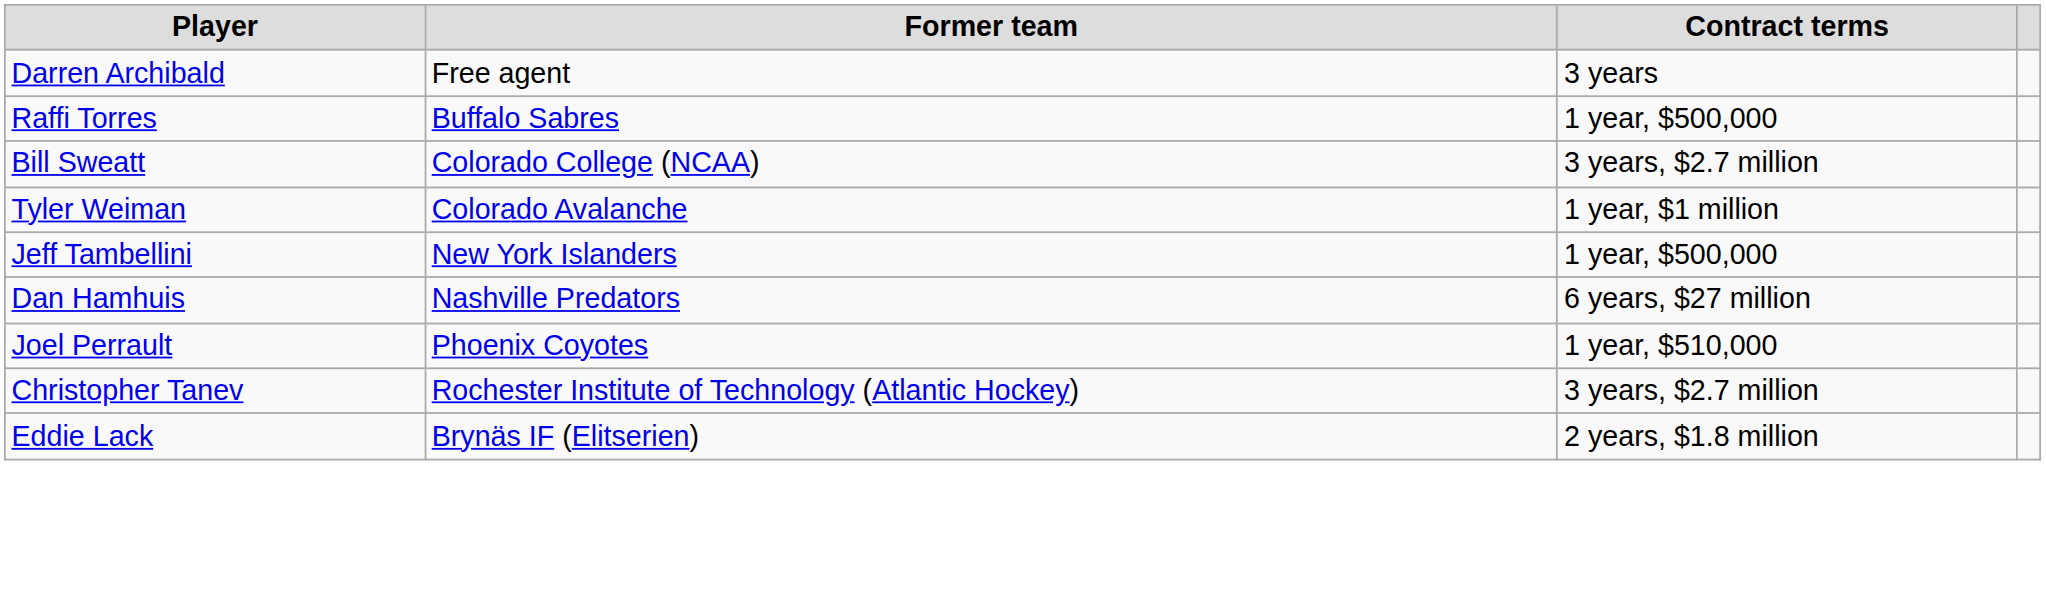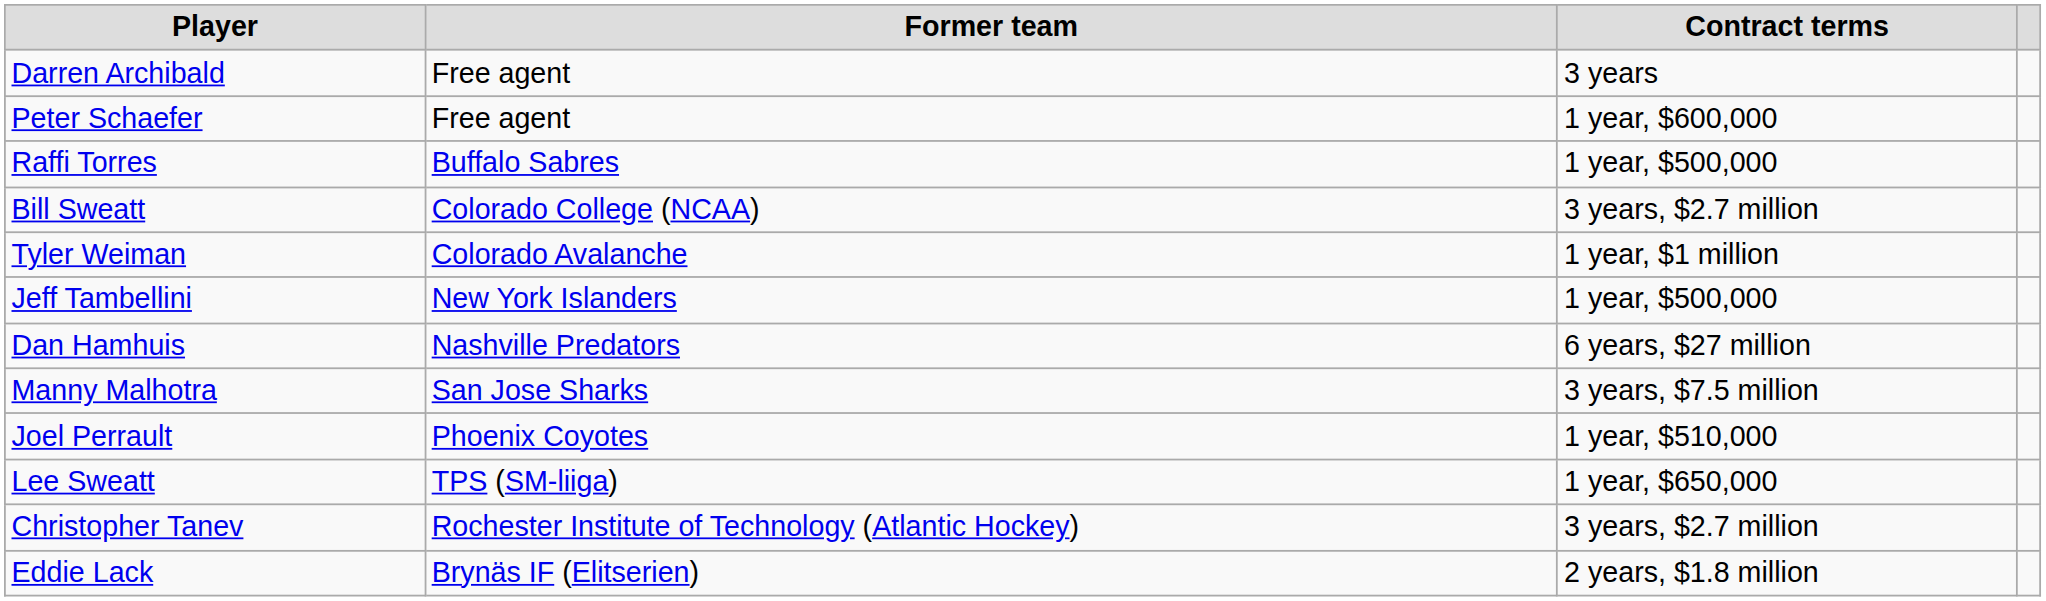+ row: (107, 118)
+ row: (114, 390)
+ row: (83, 481)
